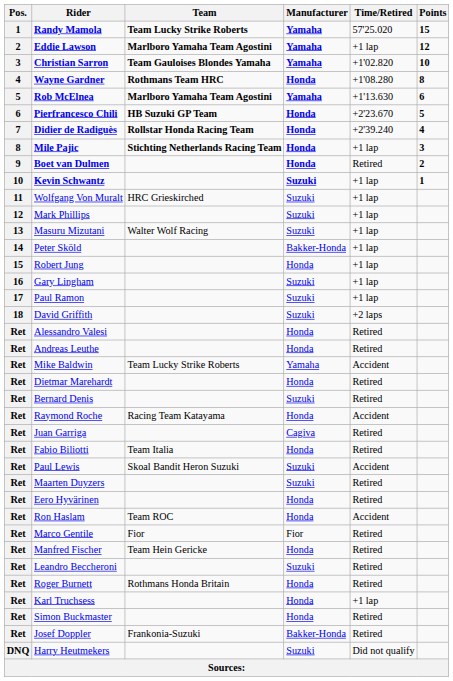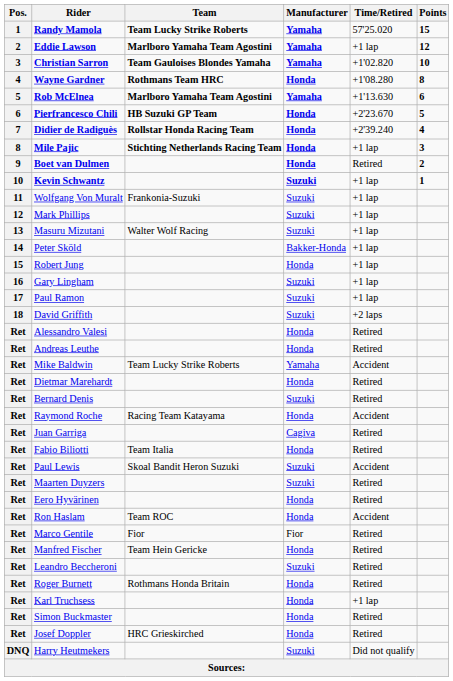(165, 197) HRC Grieskirched -> (164, 197) Frankonia-Suzuki
(164, 634) Frankonia-Suzuki -> (165, 634) HRC Grieskirched
(316, 634) Bakker-Honda -> (300, 634) Honda
